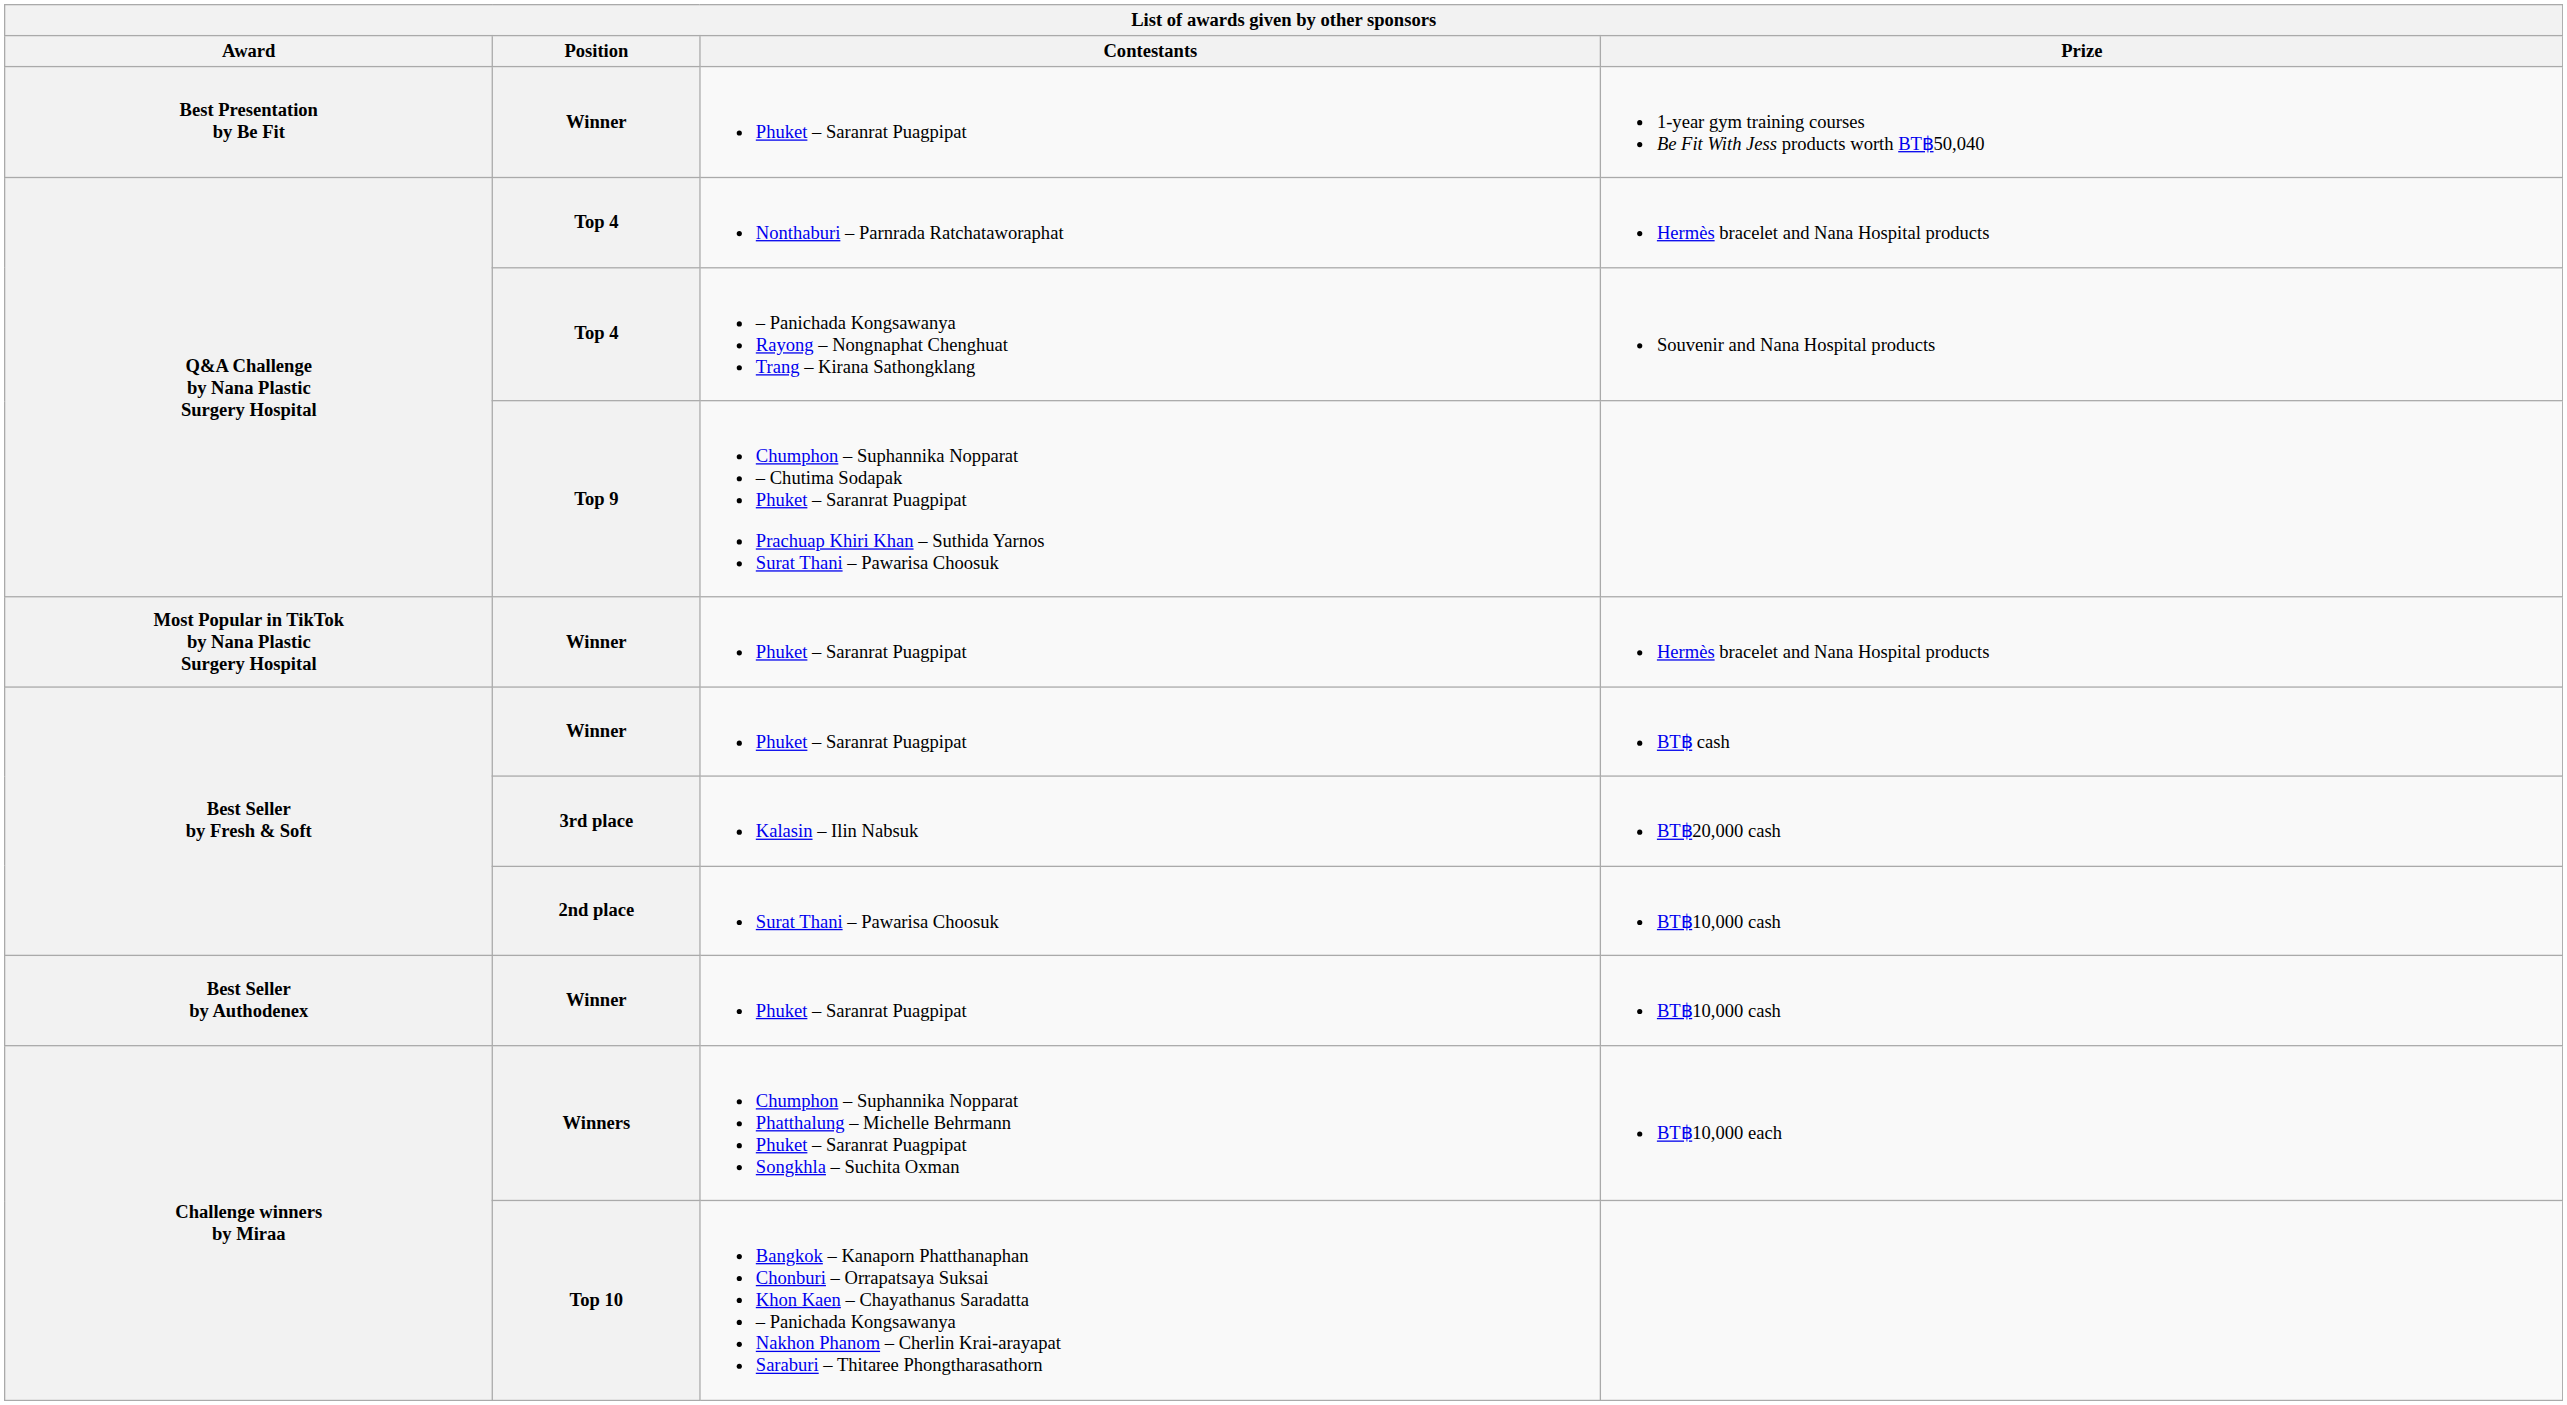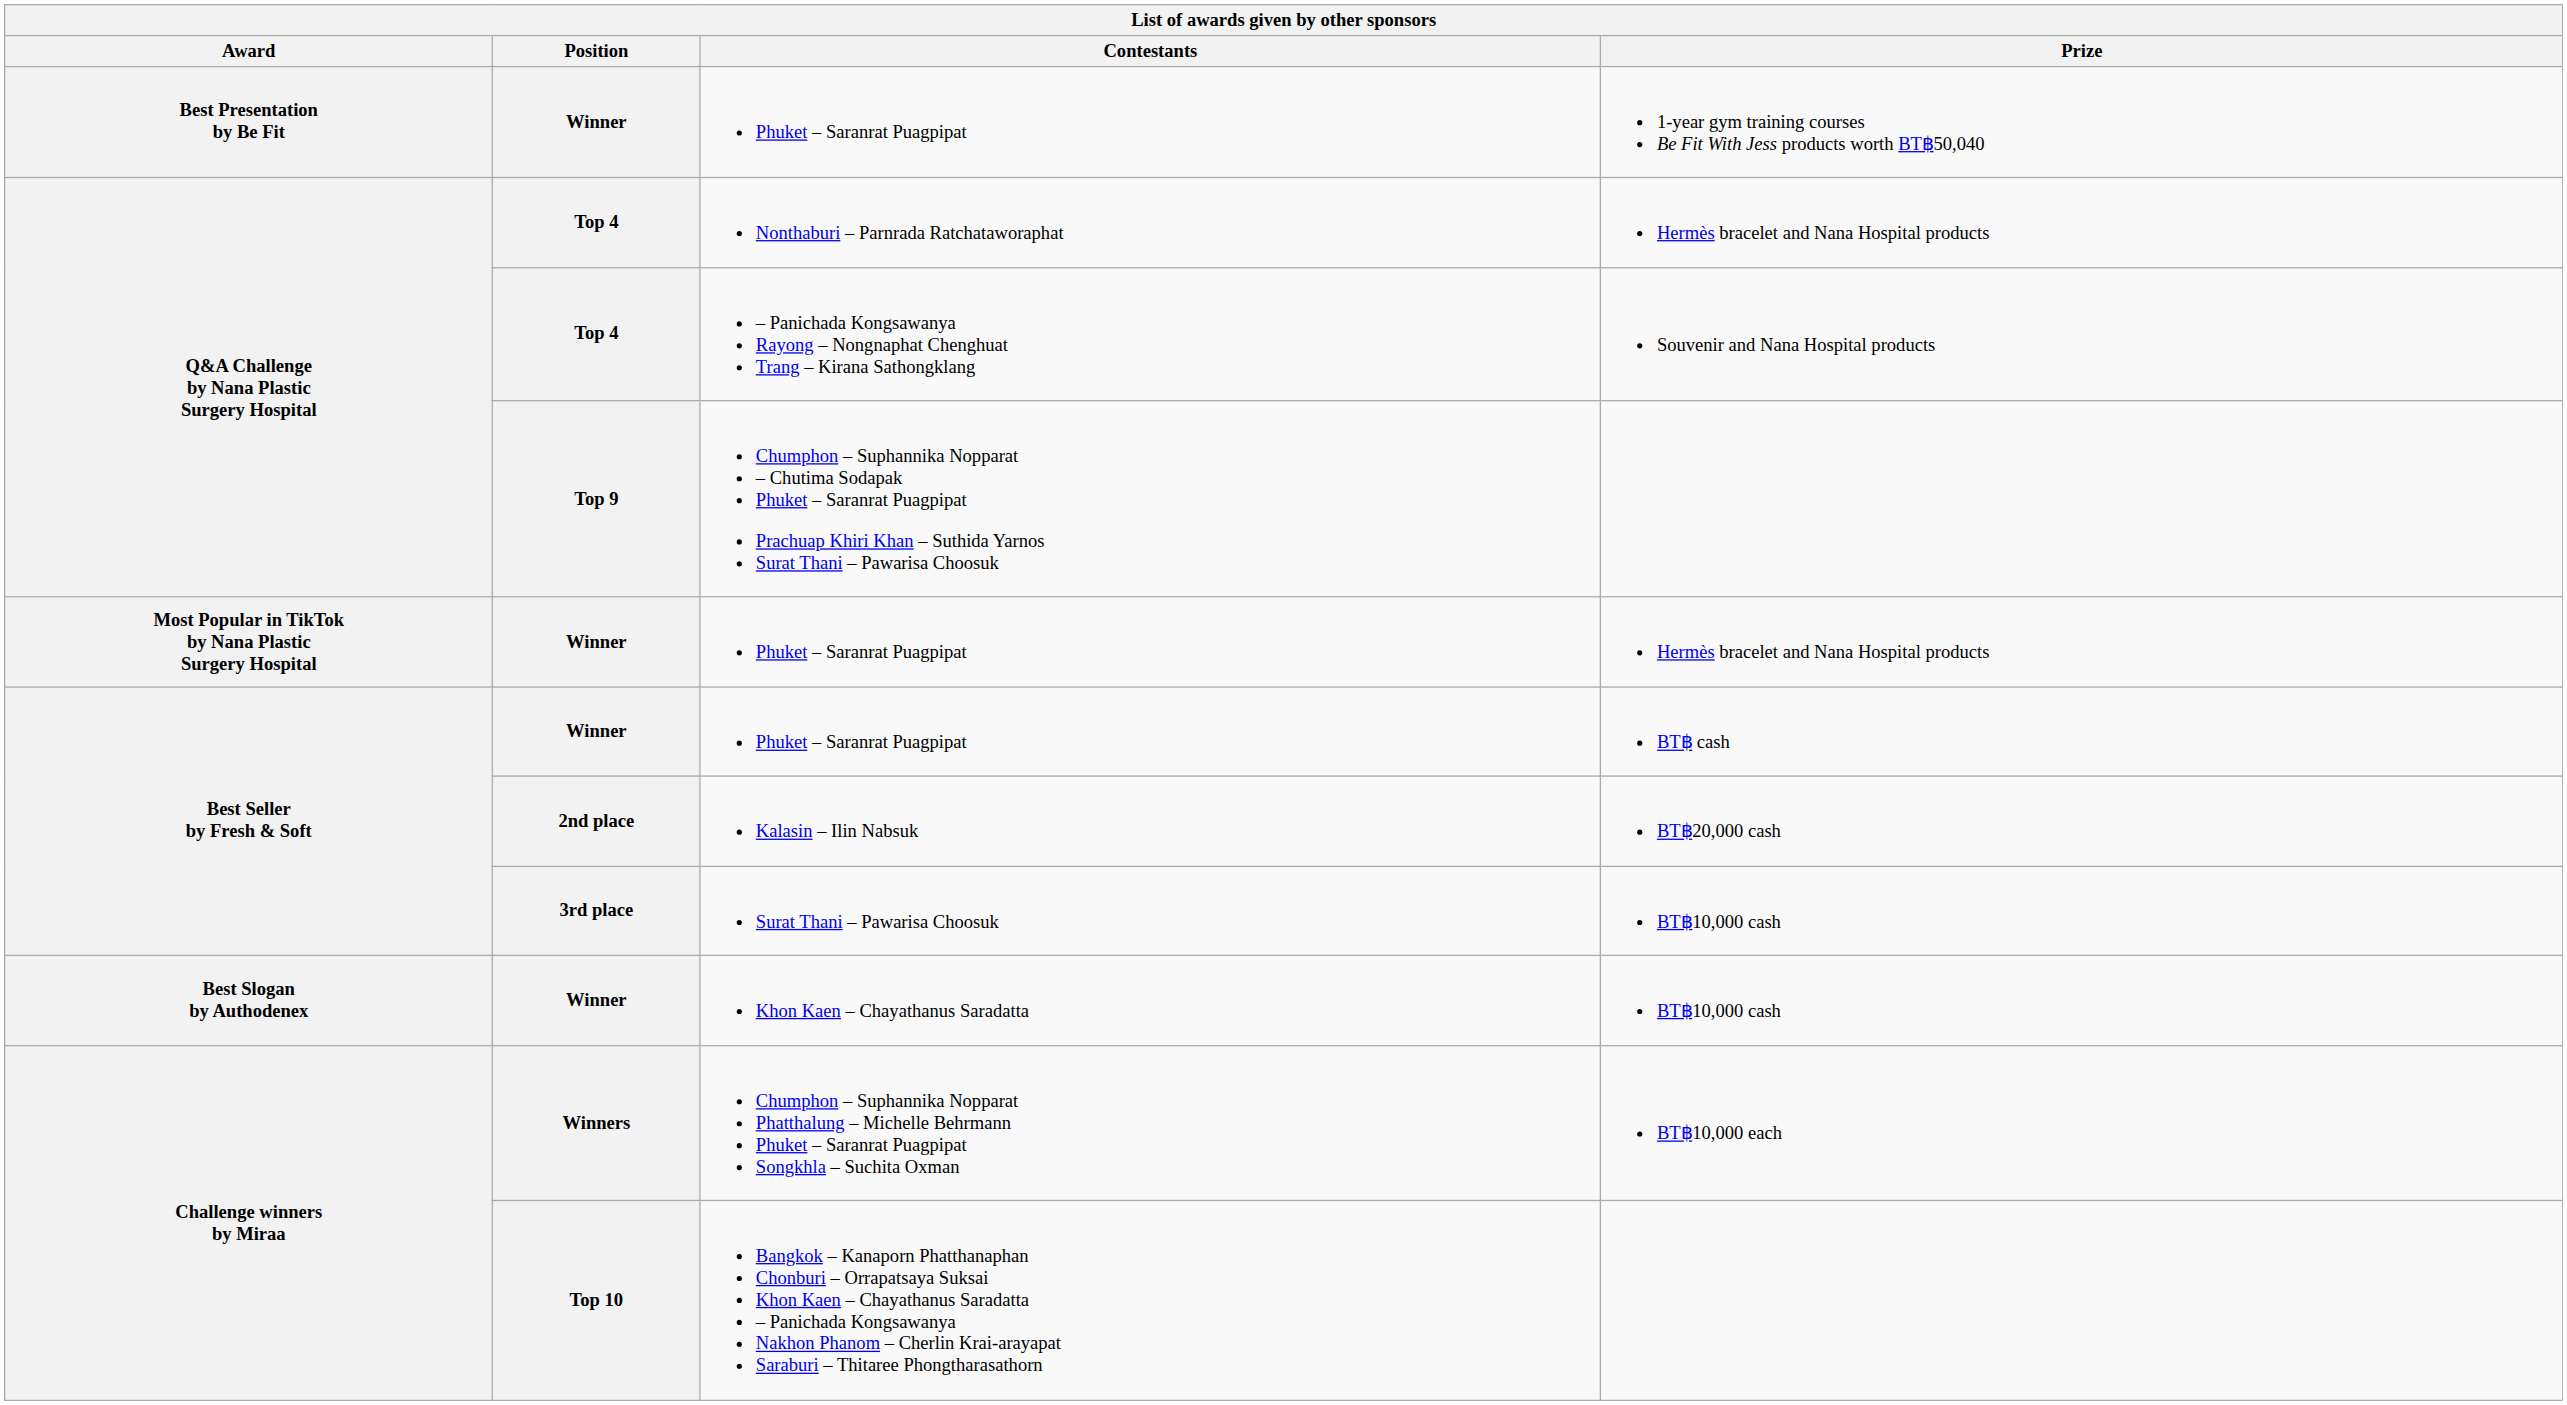(596, 821) 3rd place -> (596, 821) 2nd place
(596, 910) 2nd place -> (596, 910) 3rd place
+ row: (1150, 1012)
- row: (1150, 1012)
